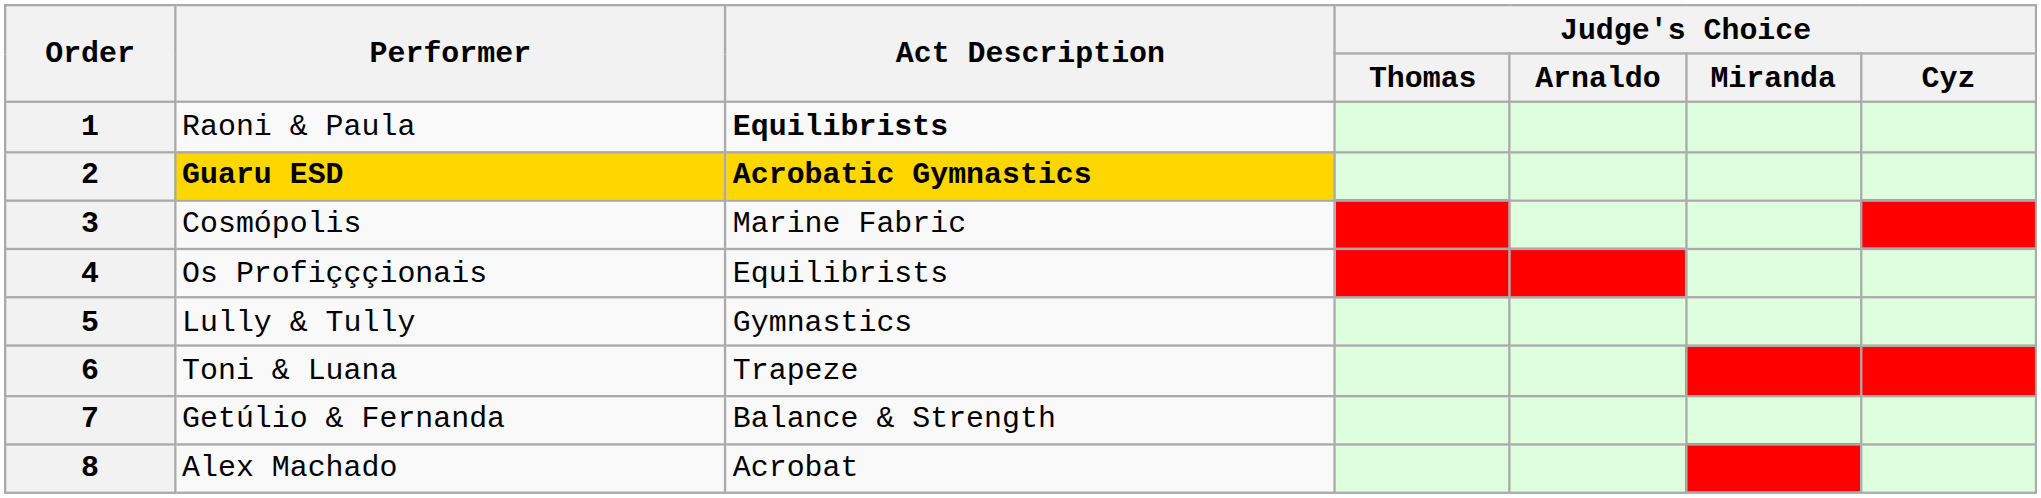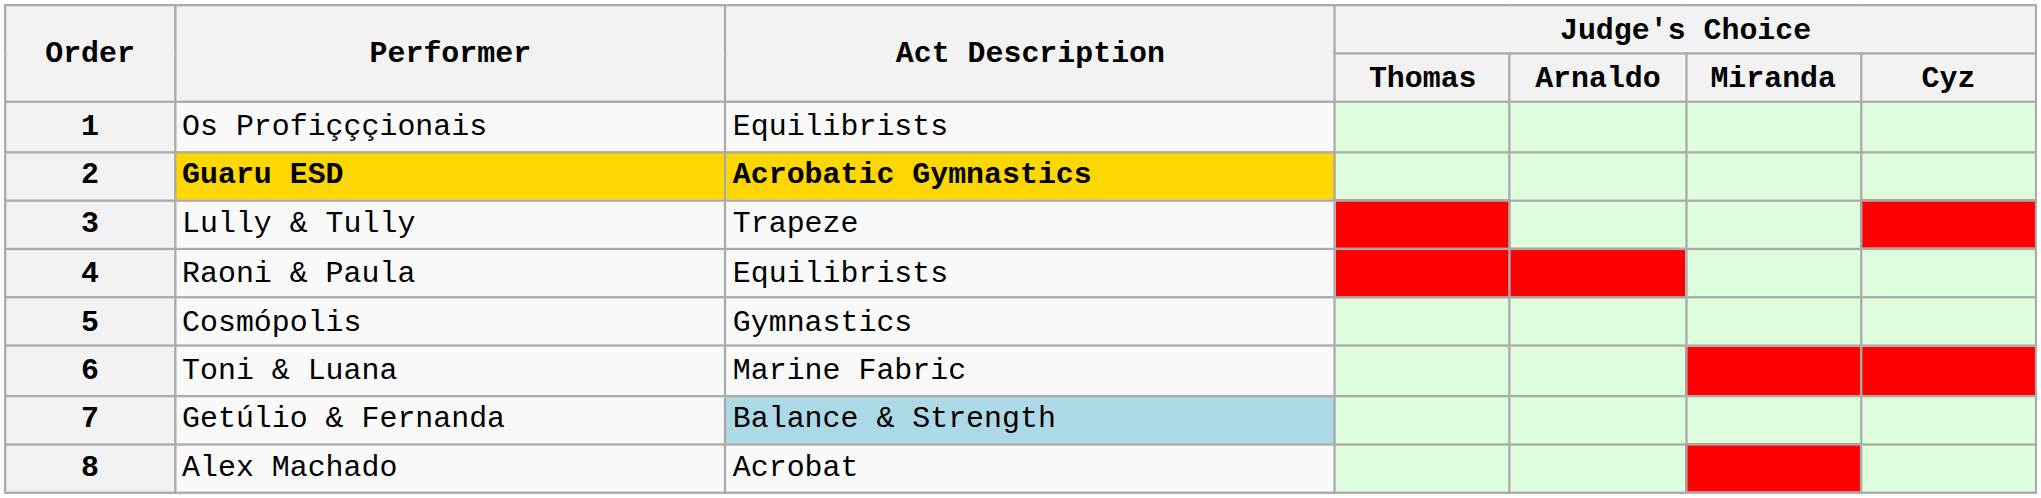(299, 127) Raoni & Paula -> (335, 127) Os Profiçççionais
(841, 127) bold -> (841, 127) normal
(272, 224) Cosmópolis -> (299, 224) Lully & Tully
(849, 224) Marine Fabric -> (796, 224) Trapeze
(335, 273) Os Profiçççionais -> (299, 273) Raoni & Paula
(299, 322) Lully & Tully -> (272, 322) Cosmópolis
(796, 371) Trapeze -> (849, 371) Marine Fabric
(894, 419) no background -> (894, 419) lightblue background
